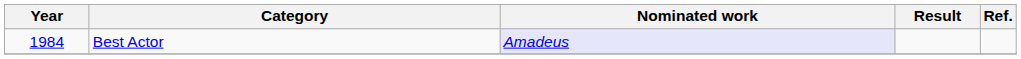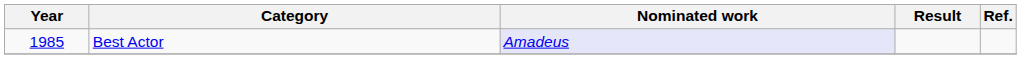(47, 41) 1984 -> (47, 41) 1985
